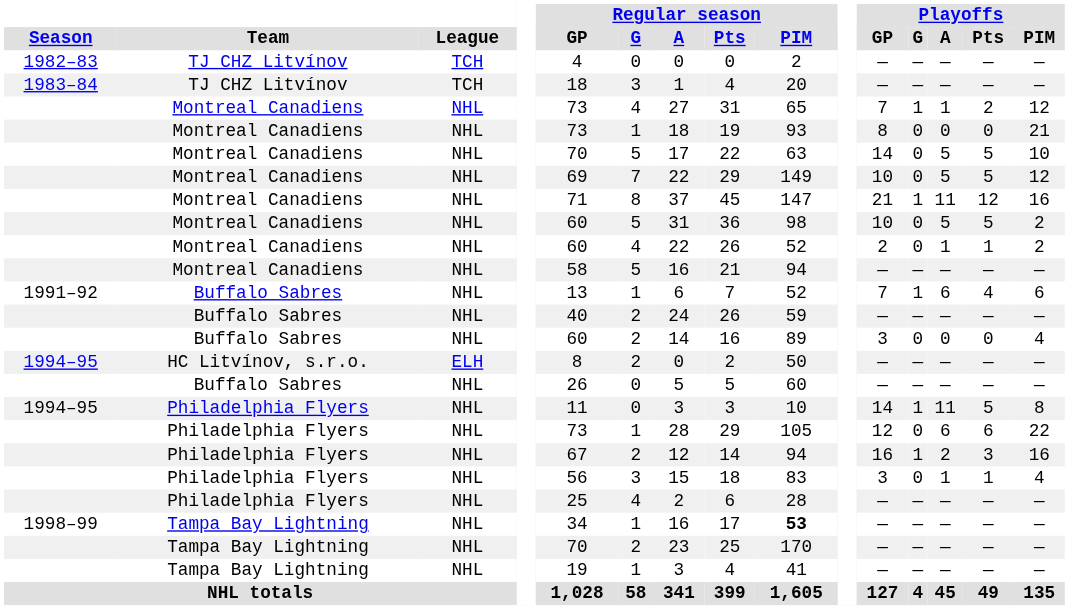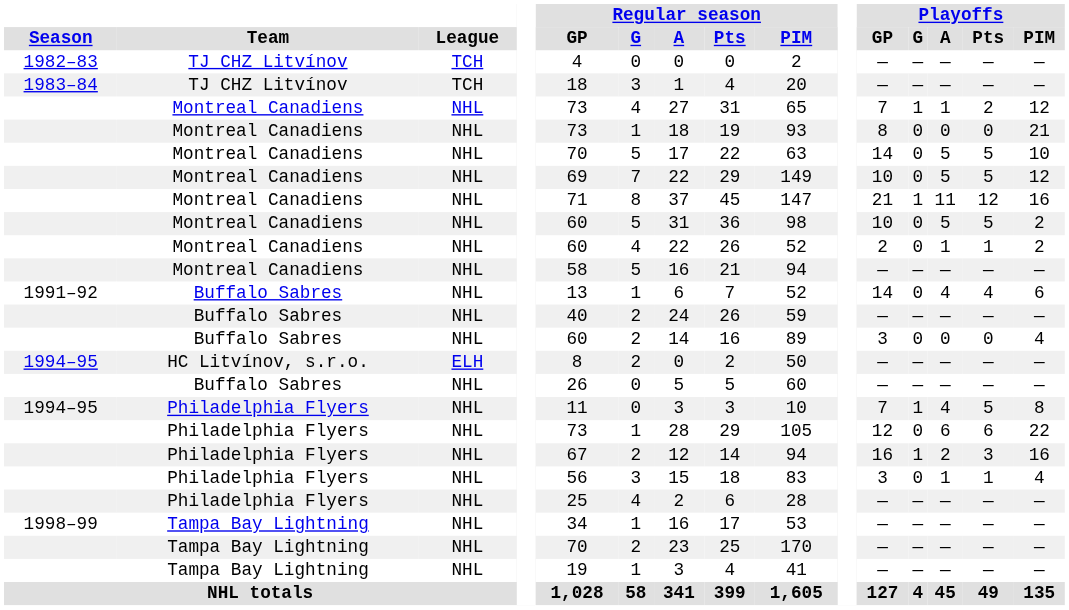(882, 293) 7 -> (882, 293) 14
(918, 293) 1 -> (918, 293) 0
(945, 293) 6 -> (945, 293) 4
(882, 409) 14 -> (882, 409) 7
(945, 409) 11 -> (945, 409) 4
(796, 524) bold -> (796, 524) normal
